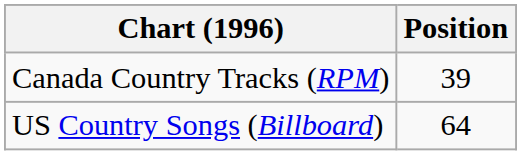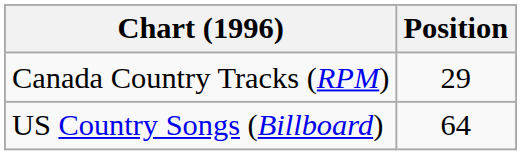(456, 76) 39 -> (456, 76) 29
